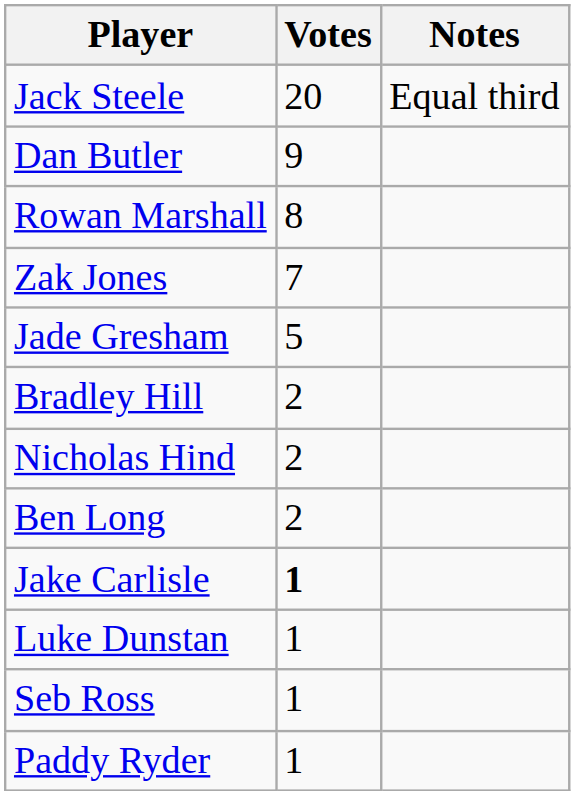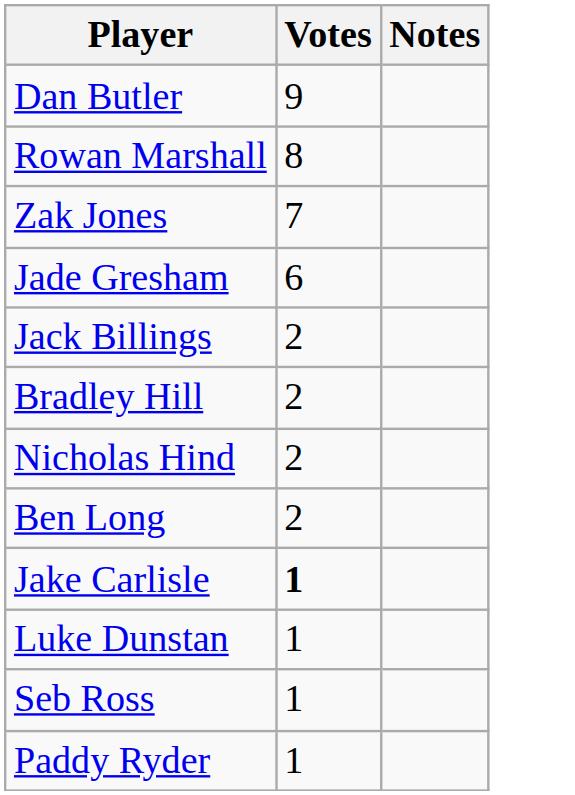- row: (99, 95)
(294, 336) 5 -> (294, 276) 6
+ row: (113, 336)
